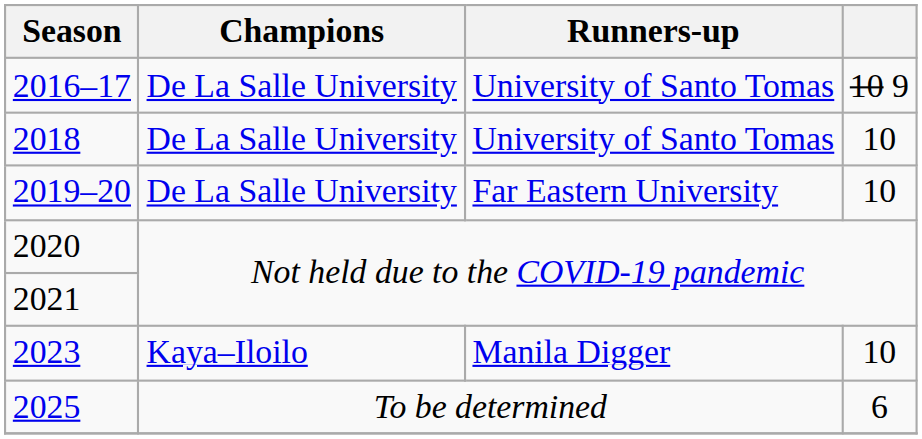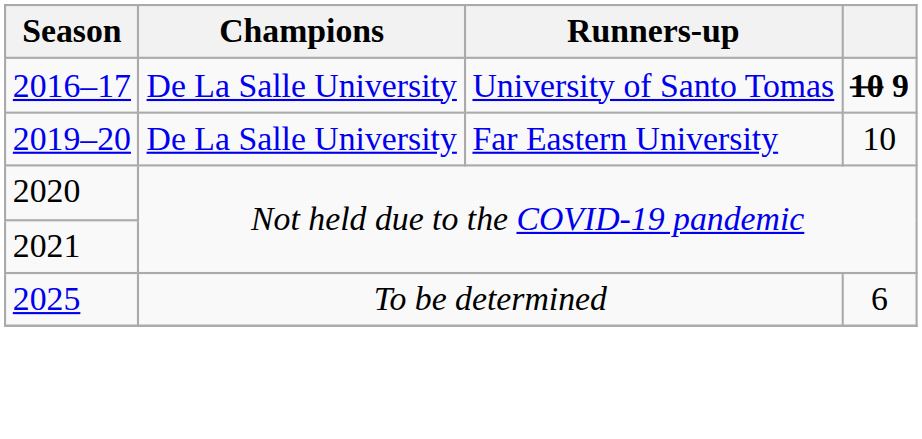(879, 84) normal -> (879, 84) bold
- row: (47, 138)
- row: (47, 352)
